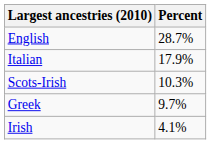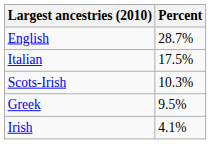(176, 60) 17.9% -> (176, 60) 17.5%
(172, 105) 9.7% -> (172, 105) 9.5%
